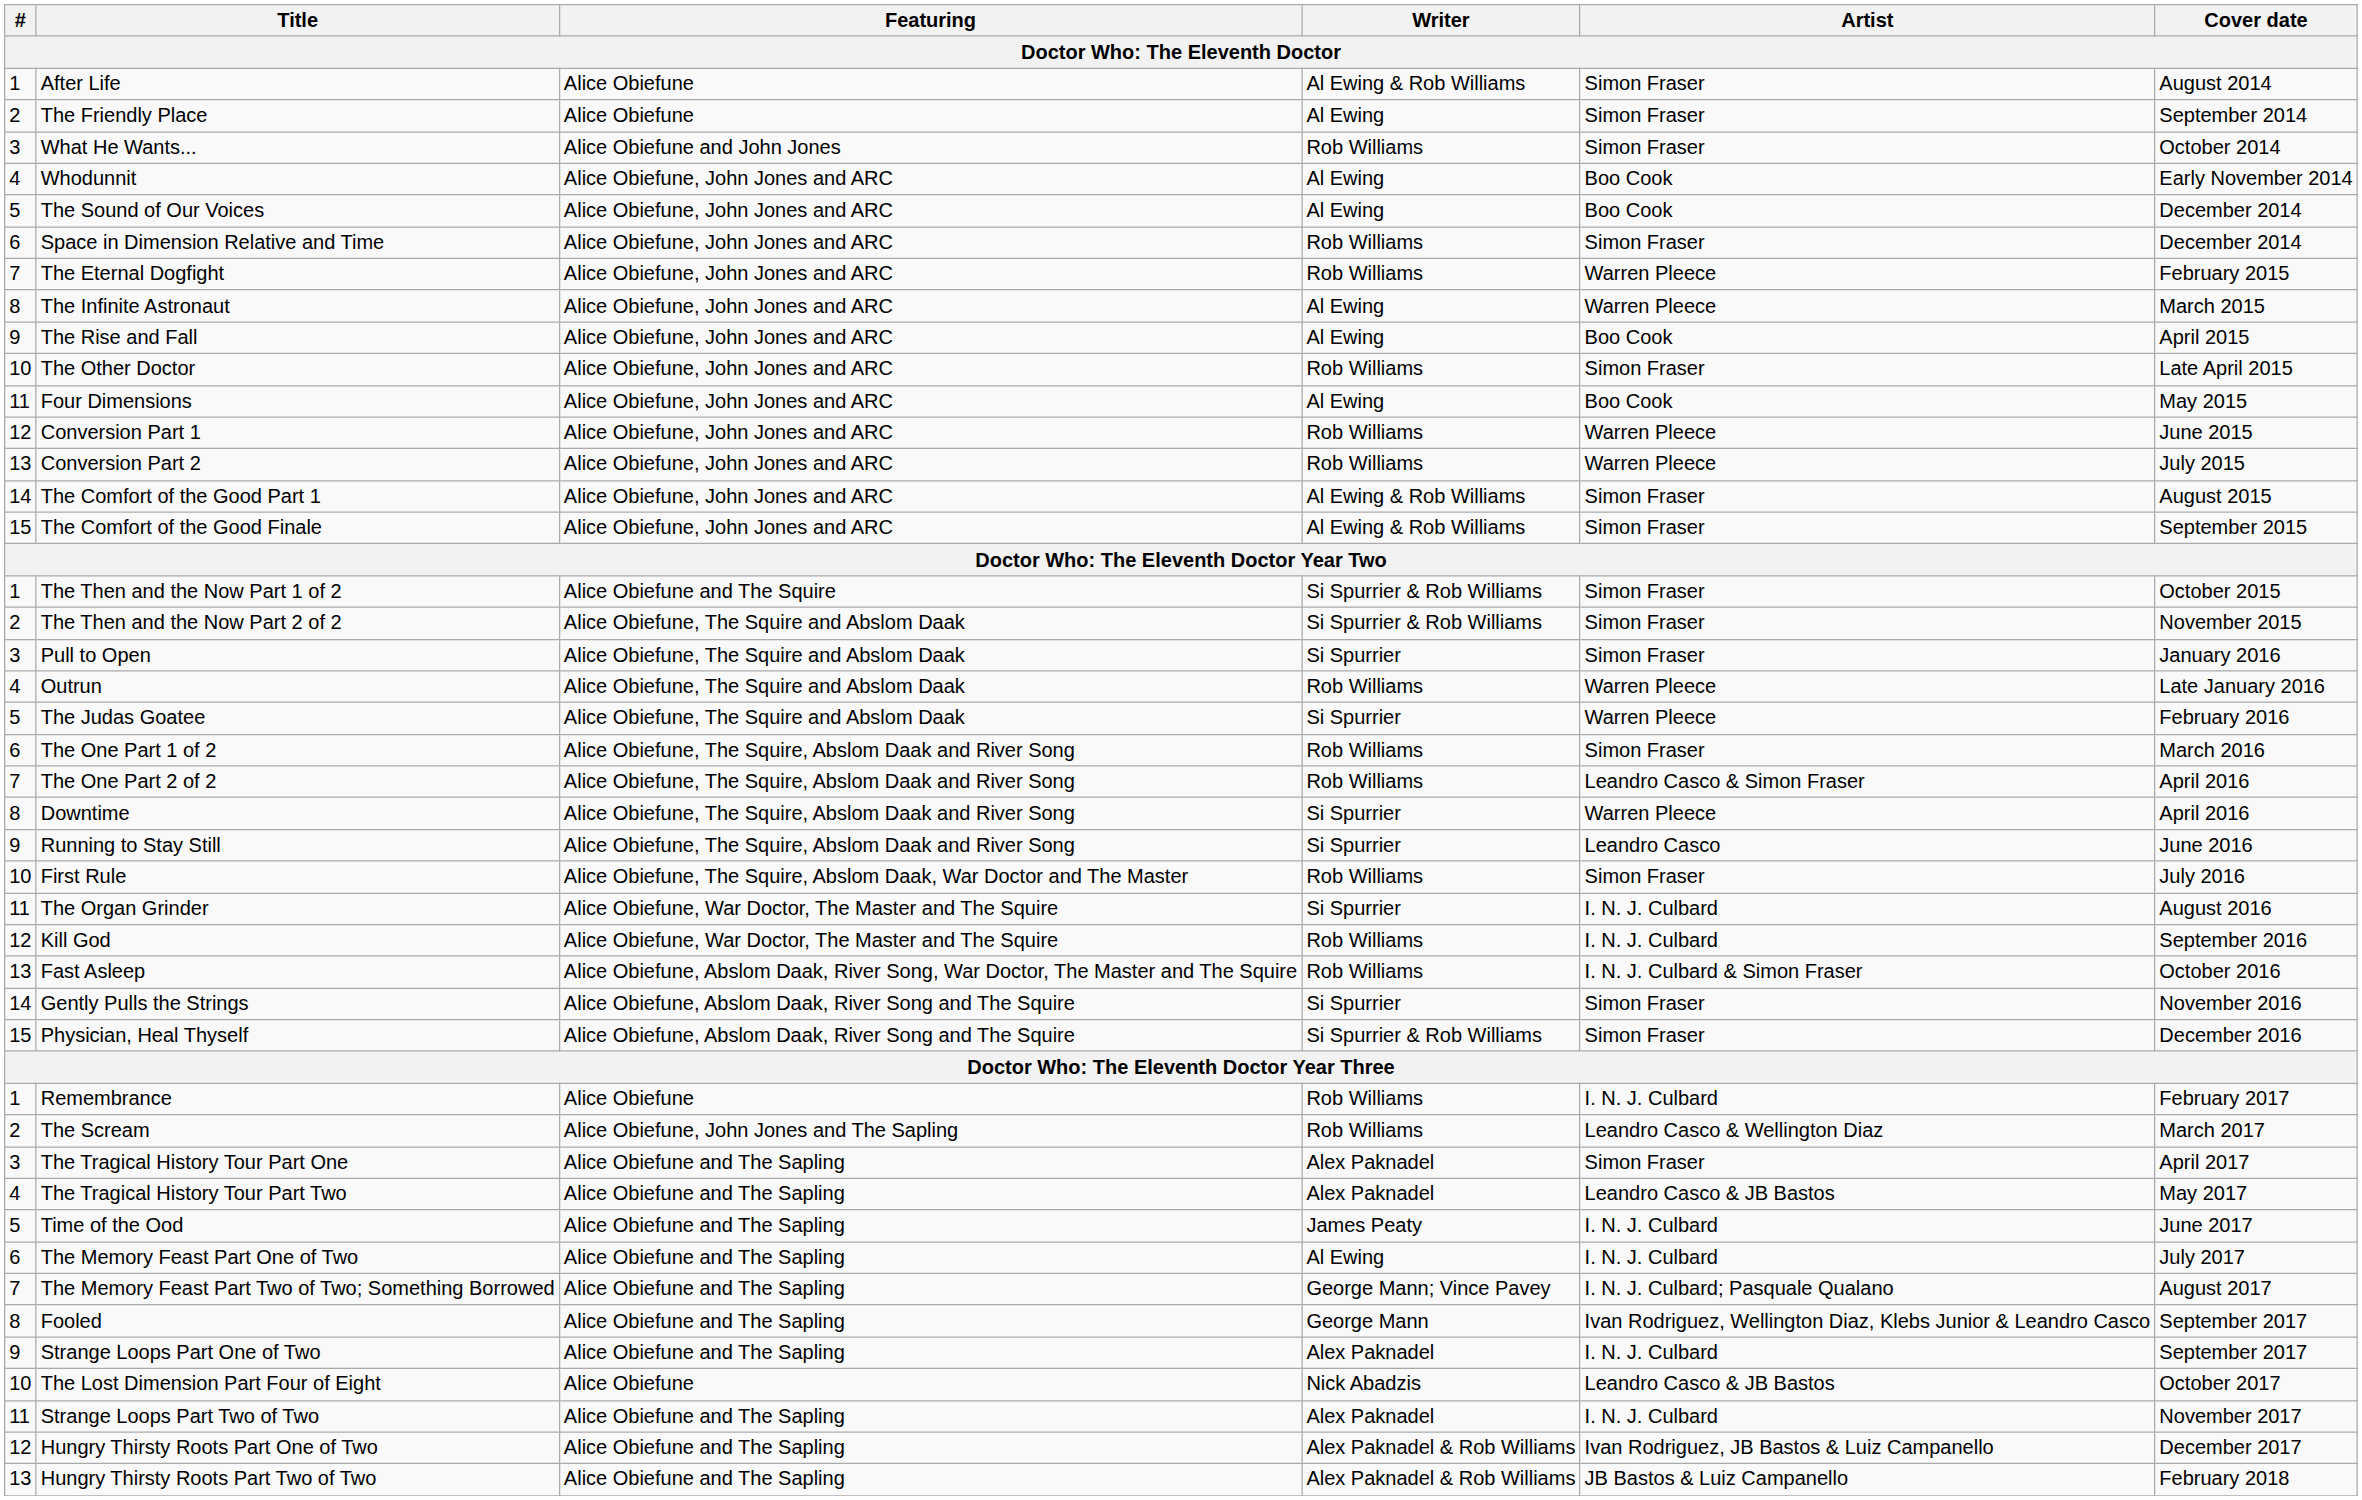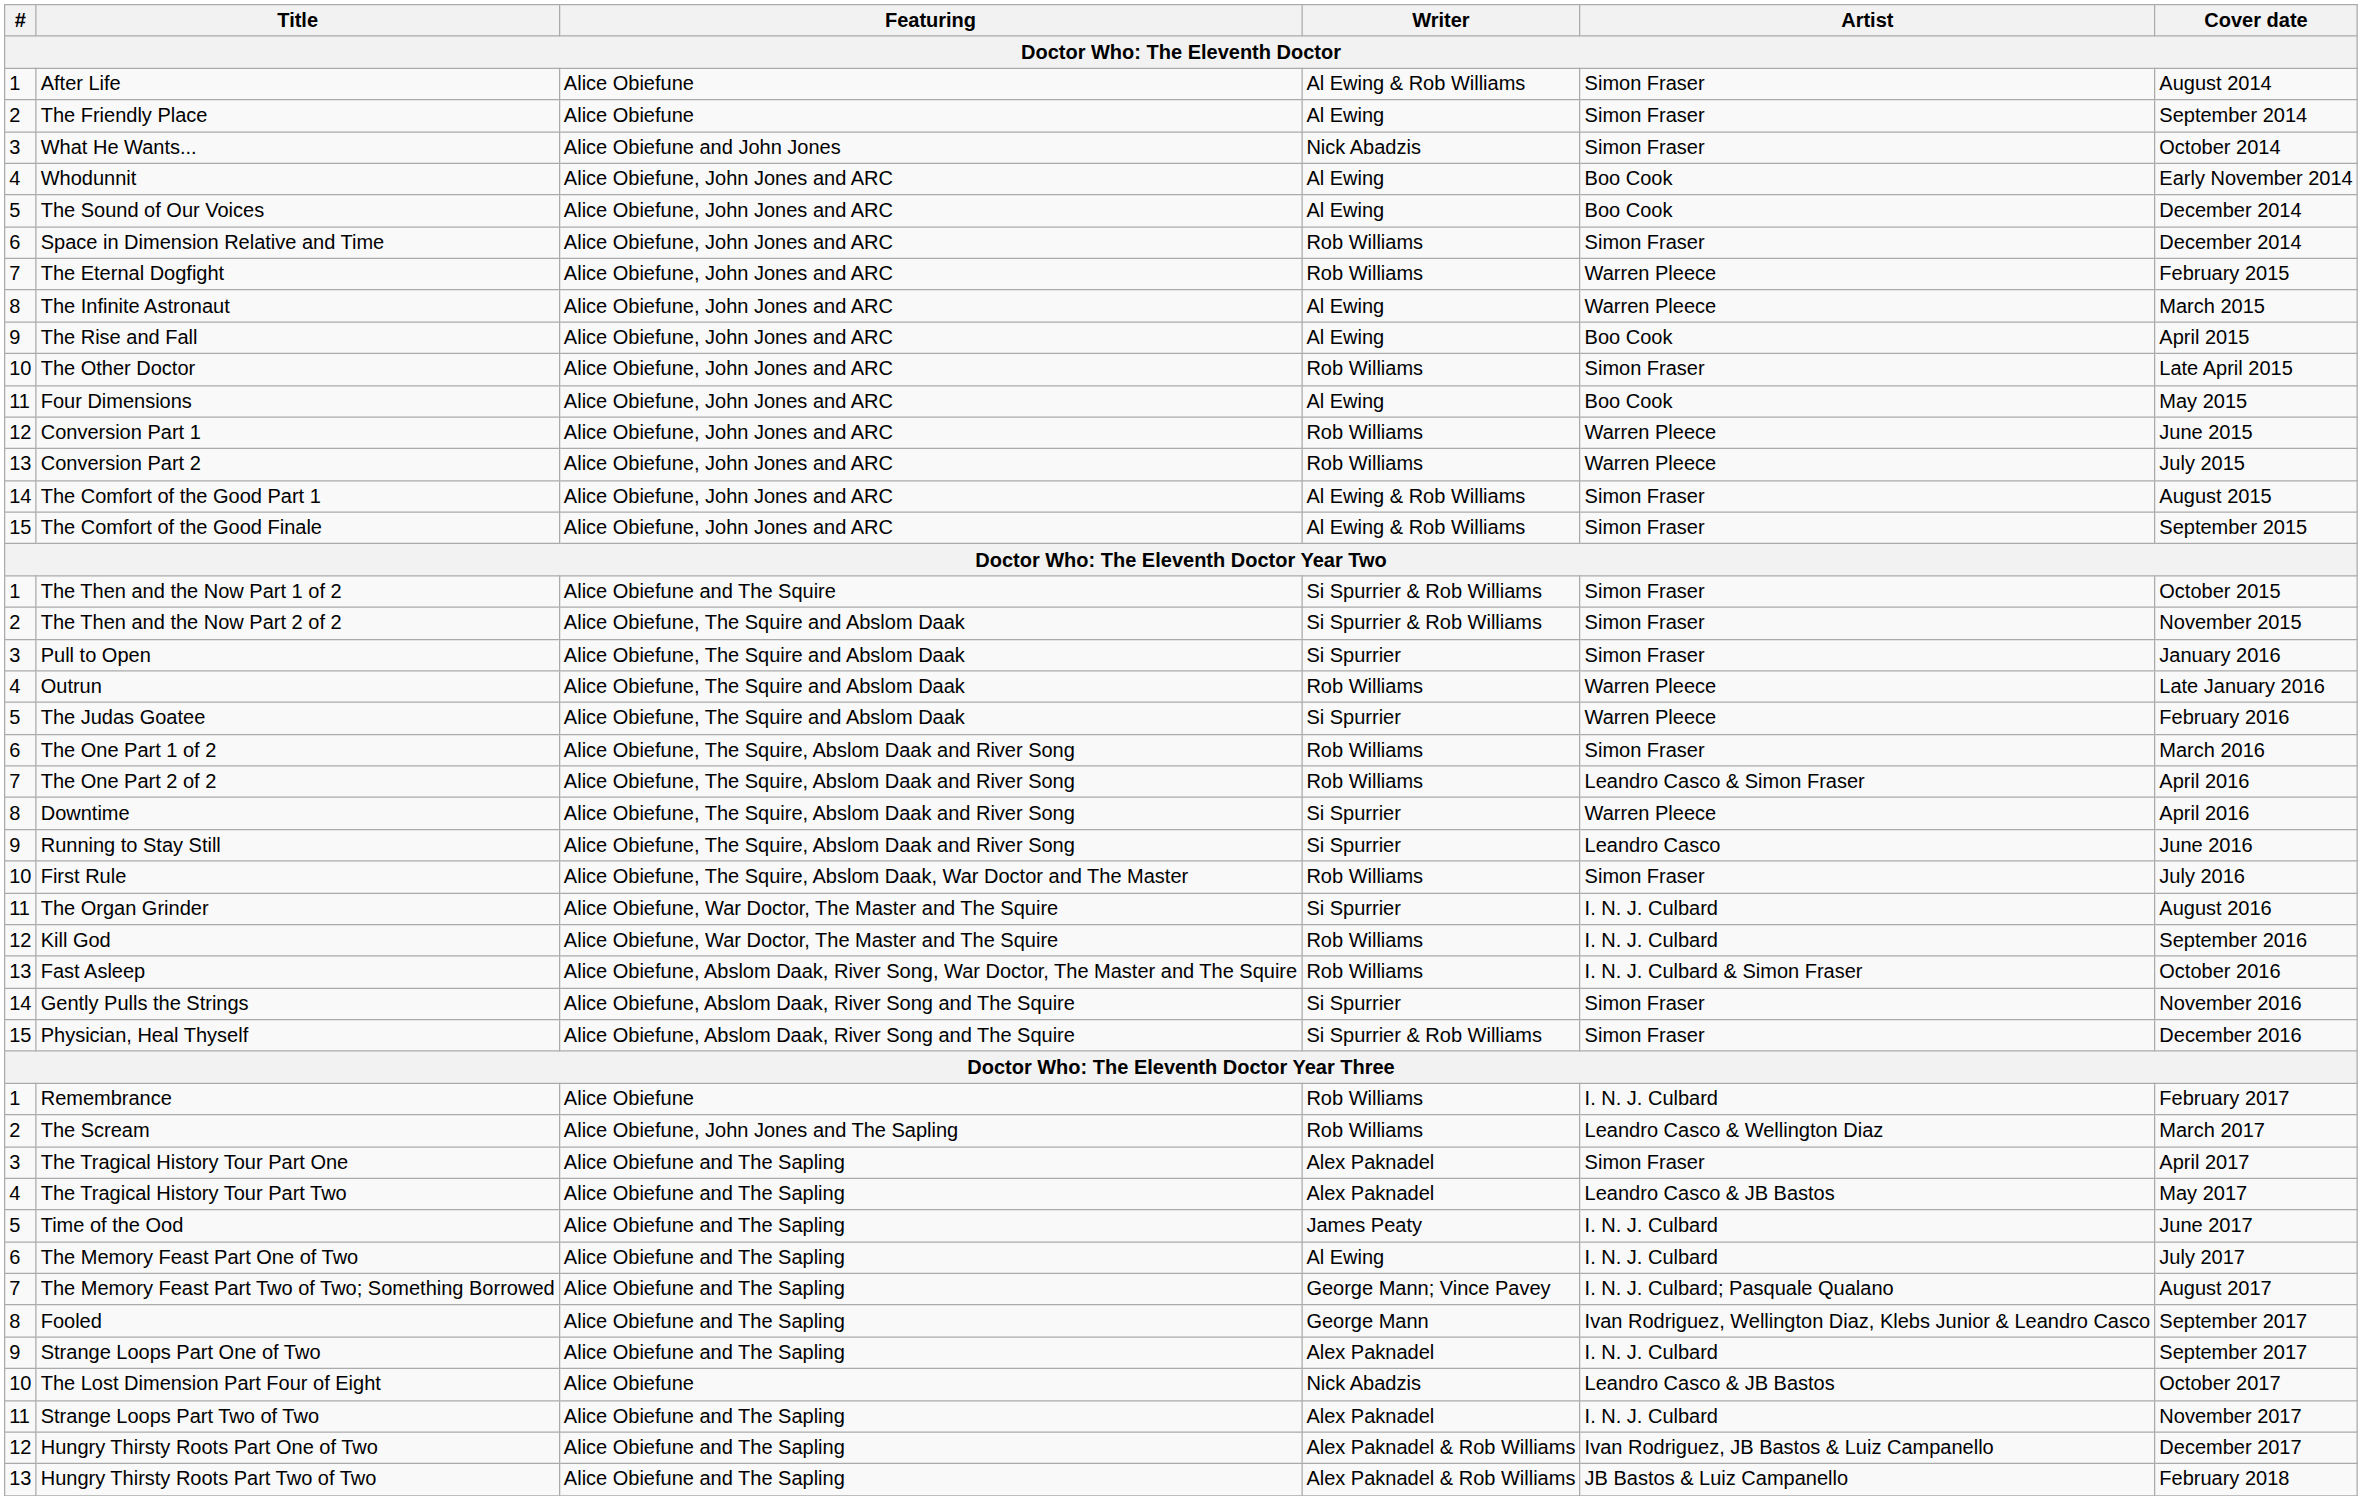(1365, 147) Rob Williams -> (1364, 147) Nick Abadzis
